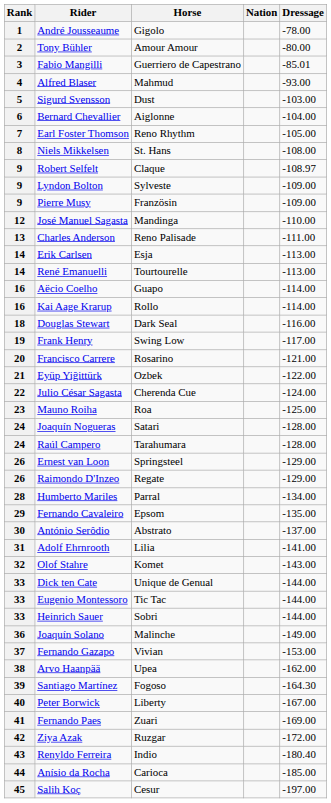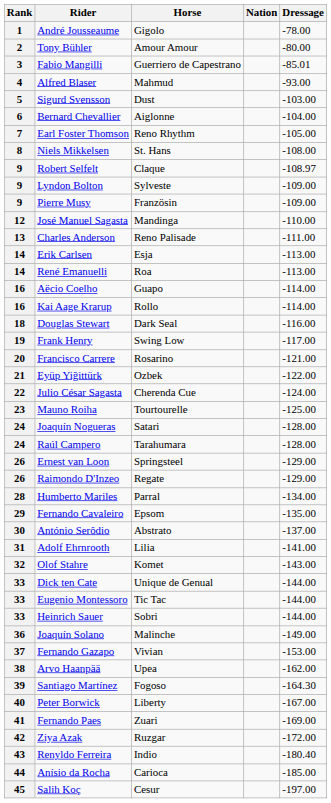(161, 271) Tourtourelle -> (143, 271) Roa
(143, 409) Roa -> (161, 409) Tourtourelle
